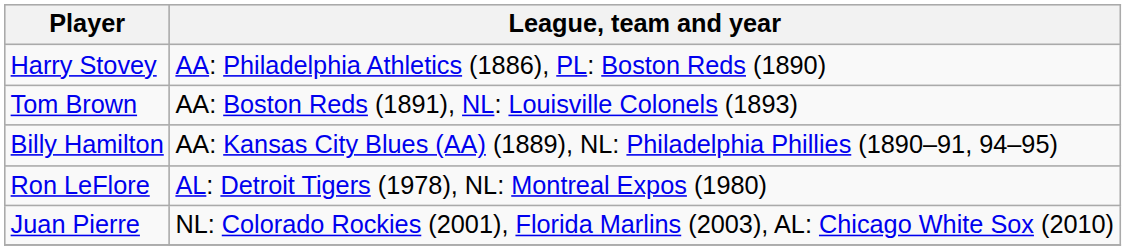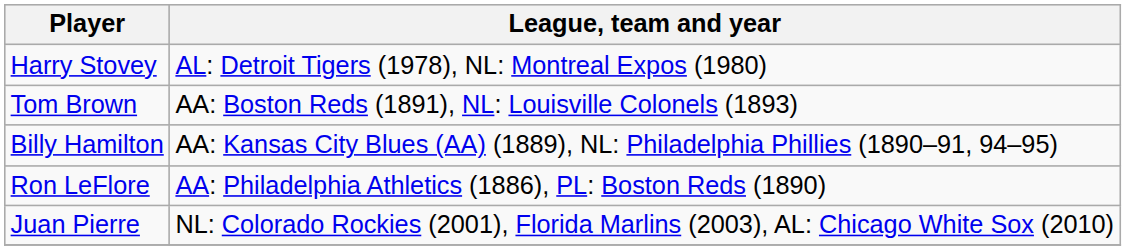(501, 64) AA: Philadelphia Athletics (1886), PL: Boston Reds (1890) -> (471, 64) AL: Detroit Tigers (1978), NL: Montreal Expos (1980)
(471, 184) AL: Detroit Tigers (1978), NL: Montreal Expos (1980) -> (501, 184) AA: Philadelphia Athletics (1886), PL: Boston Reds (1890)
